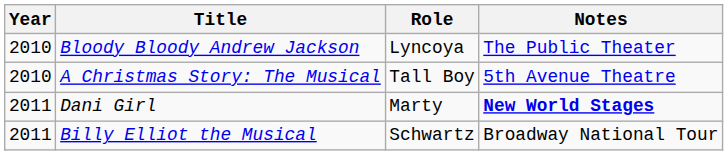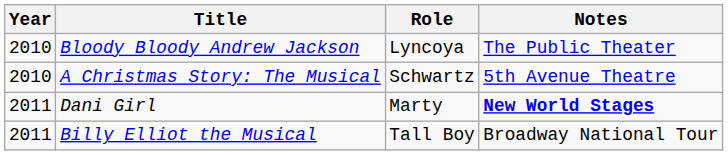(432, 77) Tall Boy -> (432, 77) Schwartz
(432, 135) Schwartz -> (432, 135) Tall Boy
